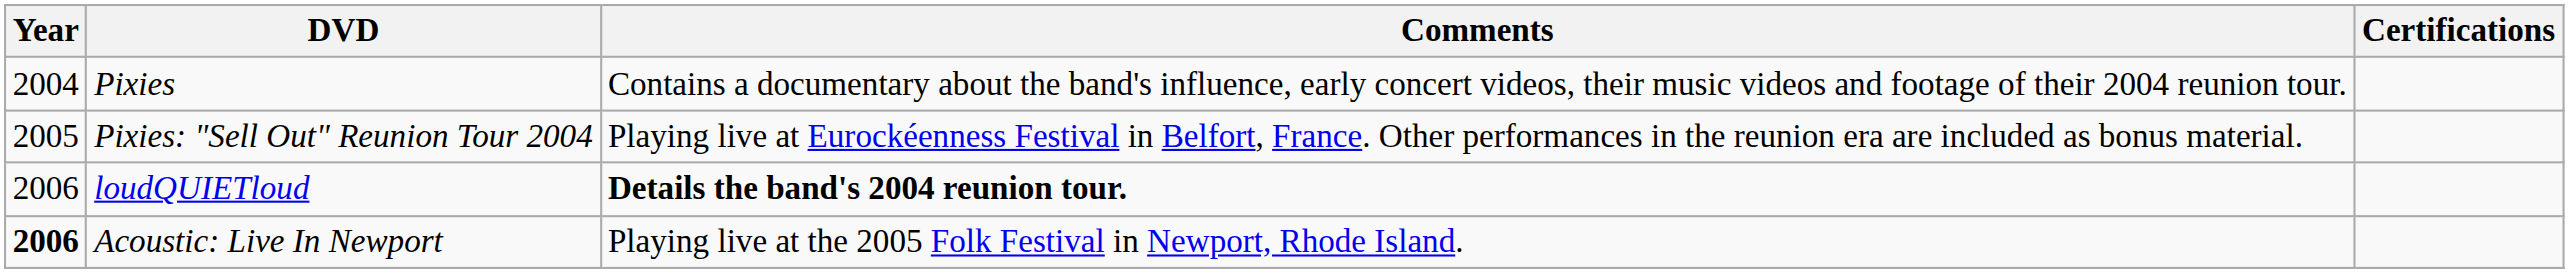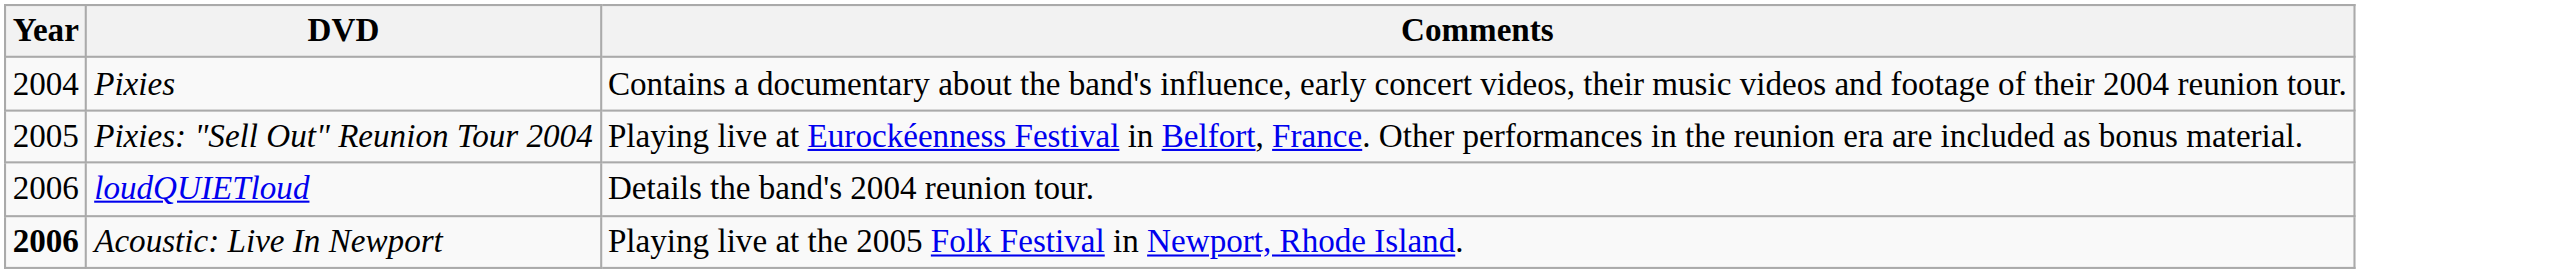- column: (2459, 30)
(867, 188) bold -> (851, 188) normal
